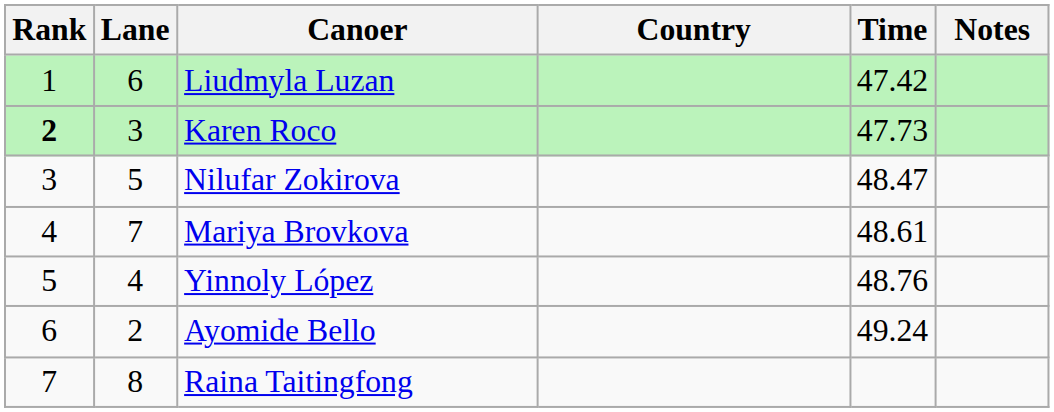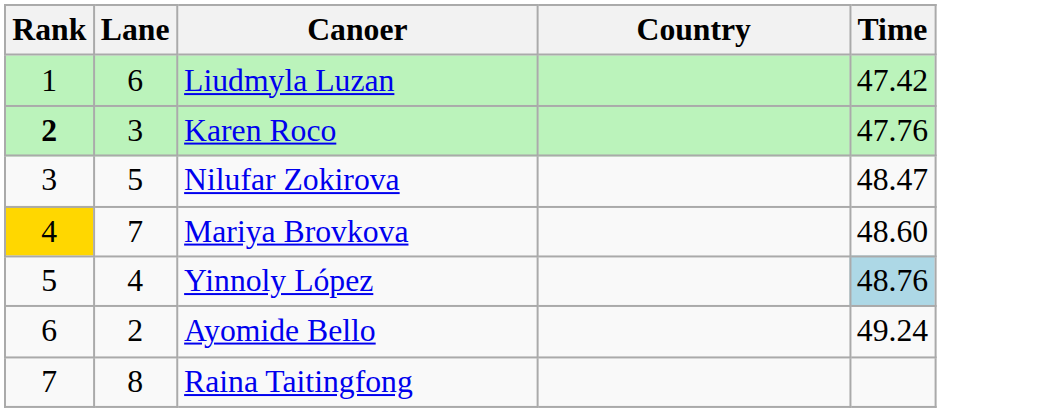- column: (992, 29)
(892, 130) 47.73 -> (892, 130) 47.76
(49, 230) no background -> (49, 230) gold background
(892, 230) 48.61 -> (892, 230) 48.60
(892, 280) no background -> (892, 280) lightblue background
